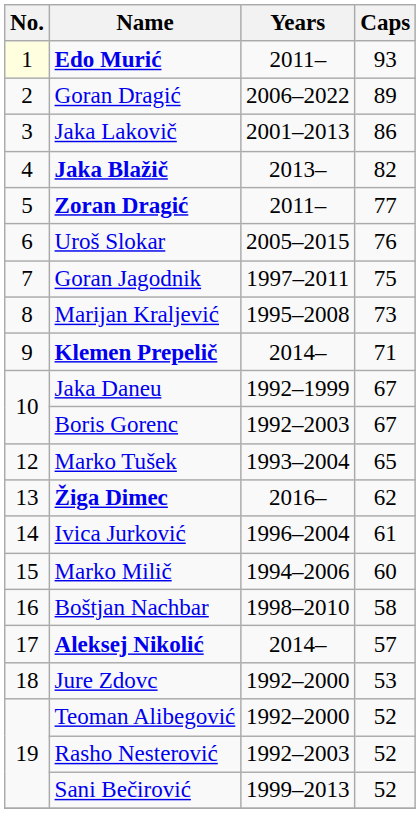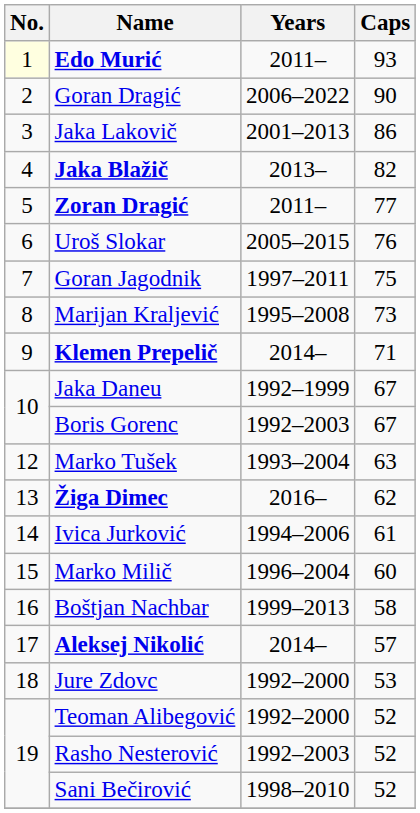(385, 95) 89 -> (385, 95) 90
(385, 461) 65 -> (385, 461) 63
(298, 534) 1996–2004 -> (298, 534) 1994–2006
(298, 570) 1994–2006 -> (298, 570) 1996–2004
(298, 607) 1998–2010 -> (298, 607) 1999–2013
(298, 790) 1999–2013 -> (298, 790) 1998–2010
